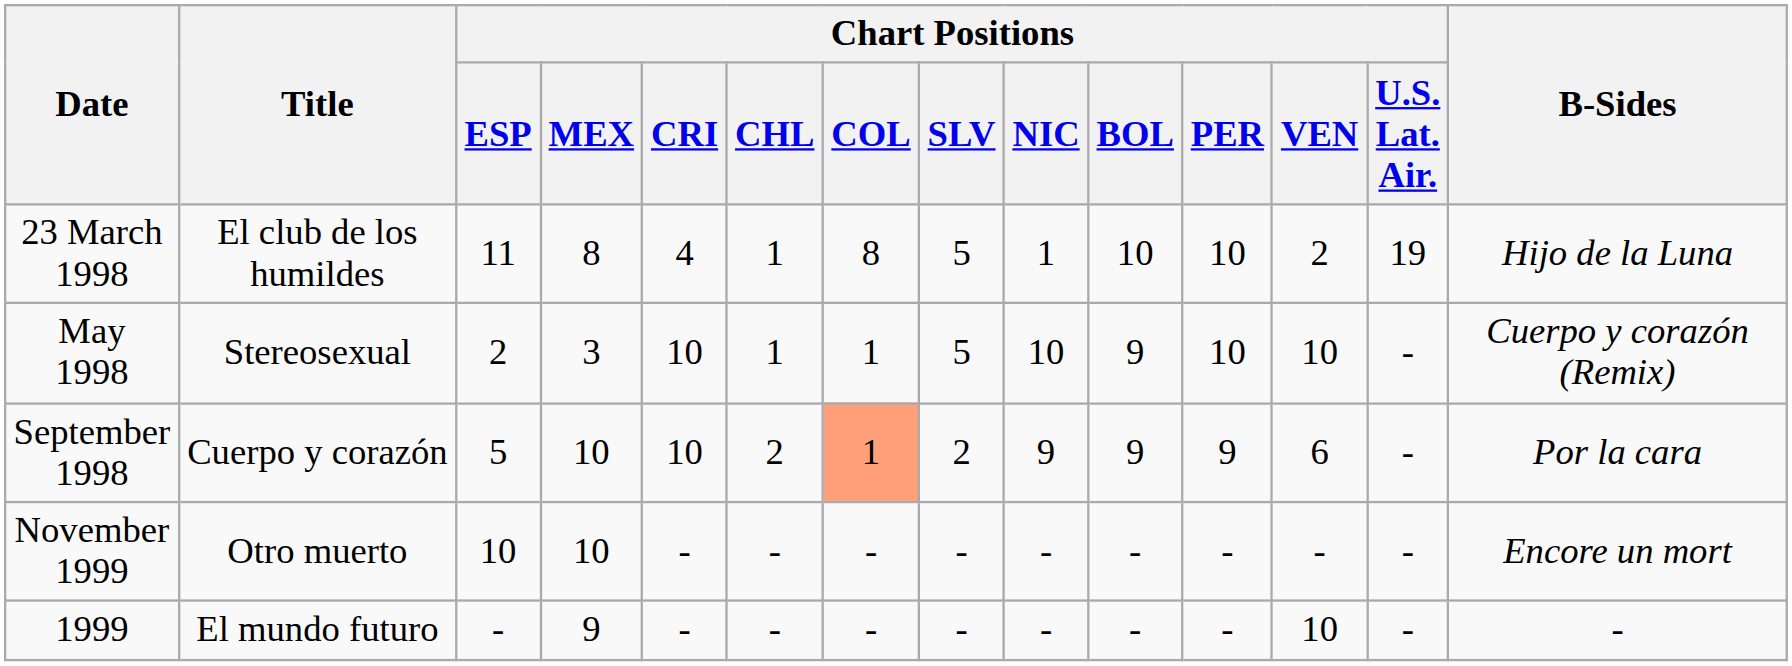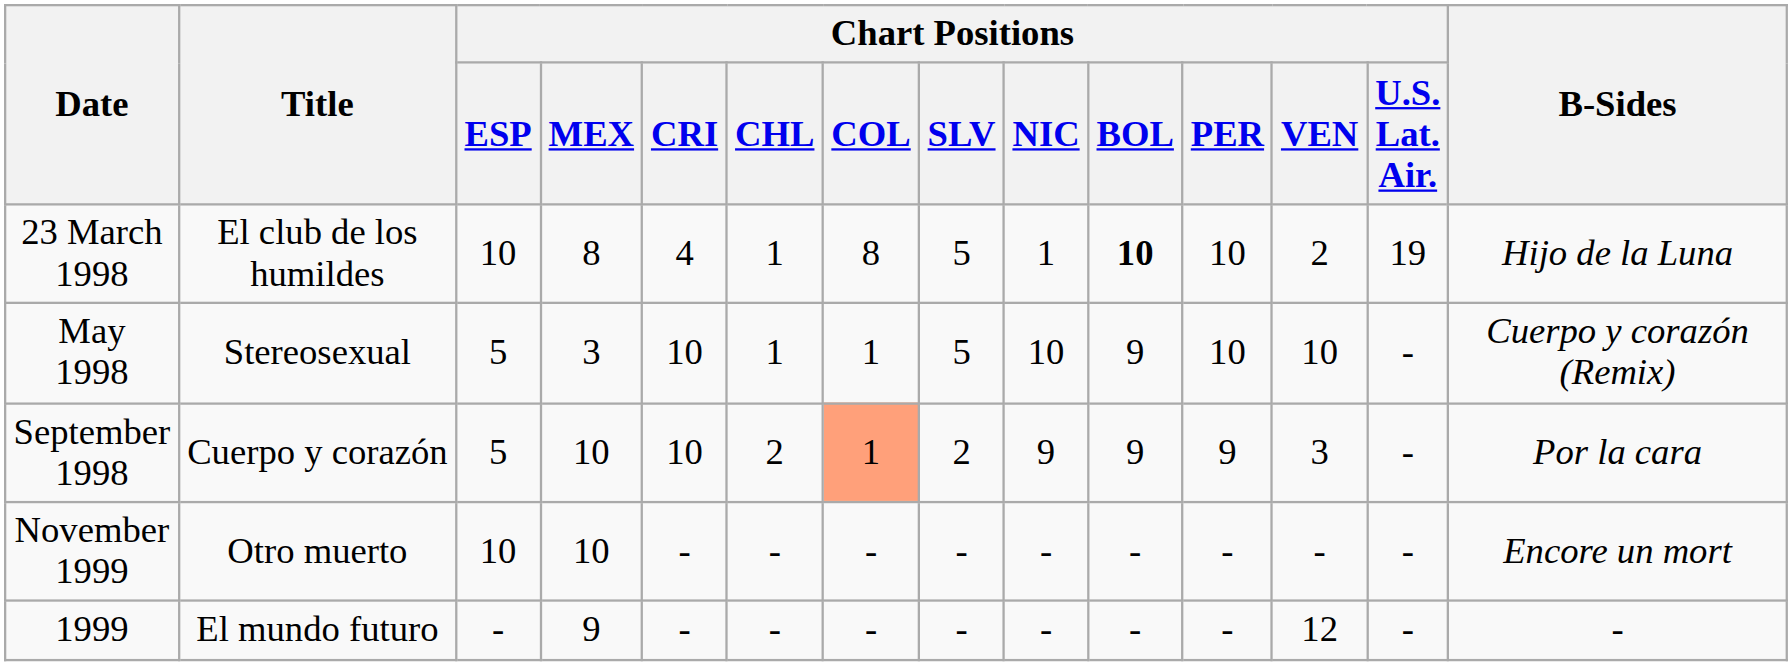(498, 252) 11 -> (498, 252) 10
(1135, 252) normal -> (1135, 252) bold
(498, 352) 2 -> (498, 352) 5
(1320, 451) 6 -> (1320, 451) 3
(1320, 629) 10 -> (1320, 629) 12
